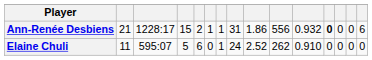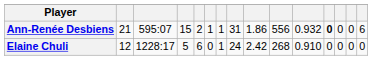(155, 30) 1228:17 -> (155, 30) 595:07
(125, 47) 11 -> (125, 47) 12
(155, 47) 595:07 -> (155, 47) 1228:17
(256, 47) 2.52 -> (256, 47) 2.42
(281, 47) 262 -> (281, 47) 268
